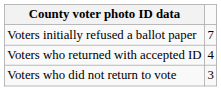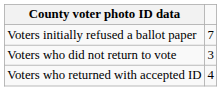rows swapped: (104, 55) <-> (92, 75)
